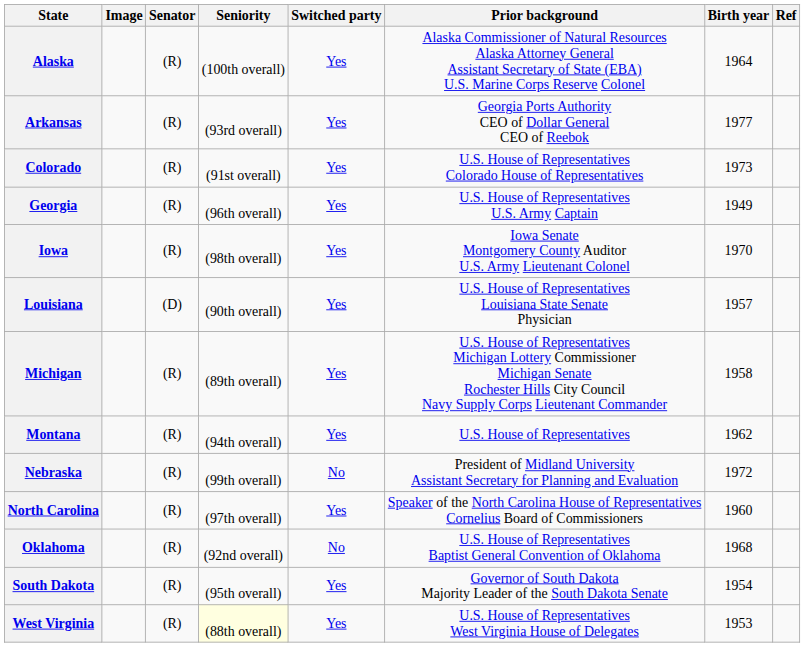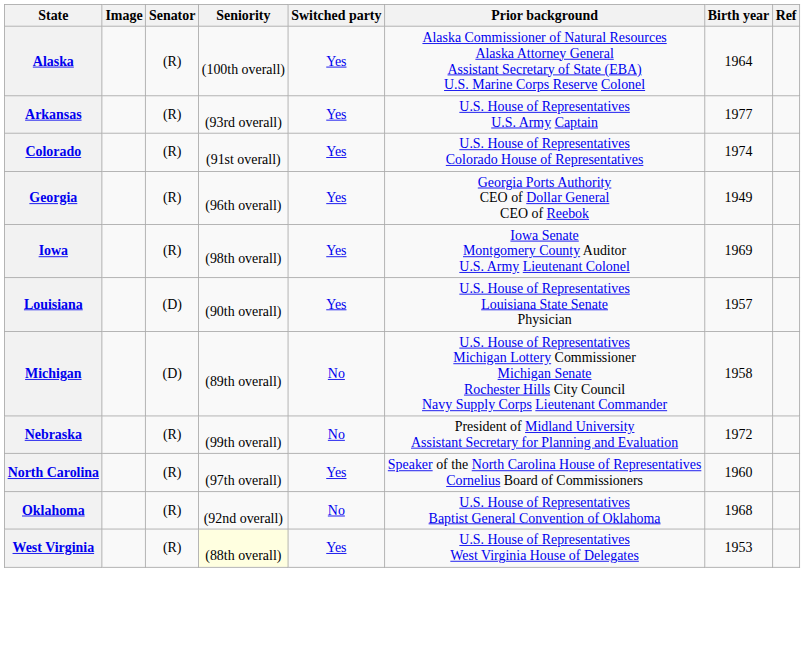(545, 122) Georgia Ports Authority CEO of Dollar General CEO of Reebok -> (545, 114) U.S. House of Representatives U.S. Army Captain
(738, 167) 1973 -> (738, 152) 1974
(545, 205) U.S. House of Representatives U.S. Army Captain -> (545, 197) Georgia Ports Authority CEO of Dollar General CEO of Reebok
(738, 251) 1970 -> (738, 251) 1969
(172, 373) (R) -> (172, 373) (D)
(336, 373) Yes -> (336, 373) No
- row: (53, 434)
- row: (53, 585)
